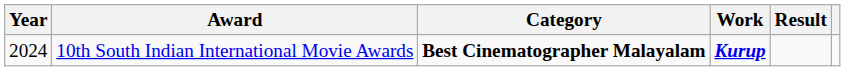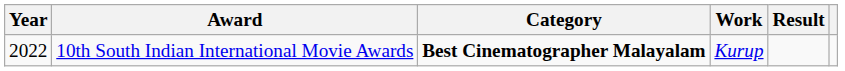(28, 50) 2024 -> (28, 50) 2022
(740, 50) bold -> (739, 50) normal
